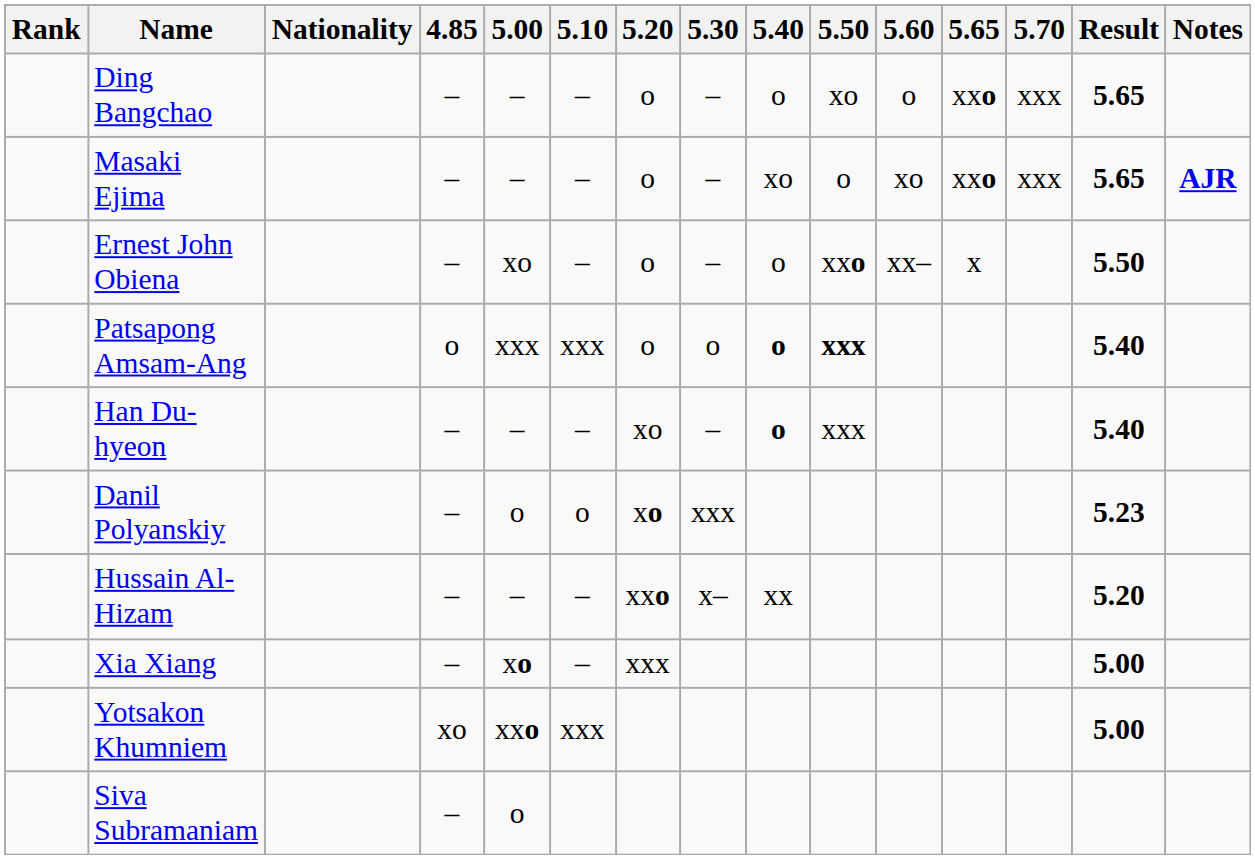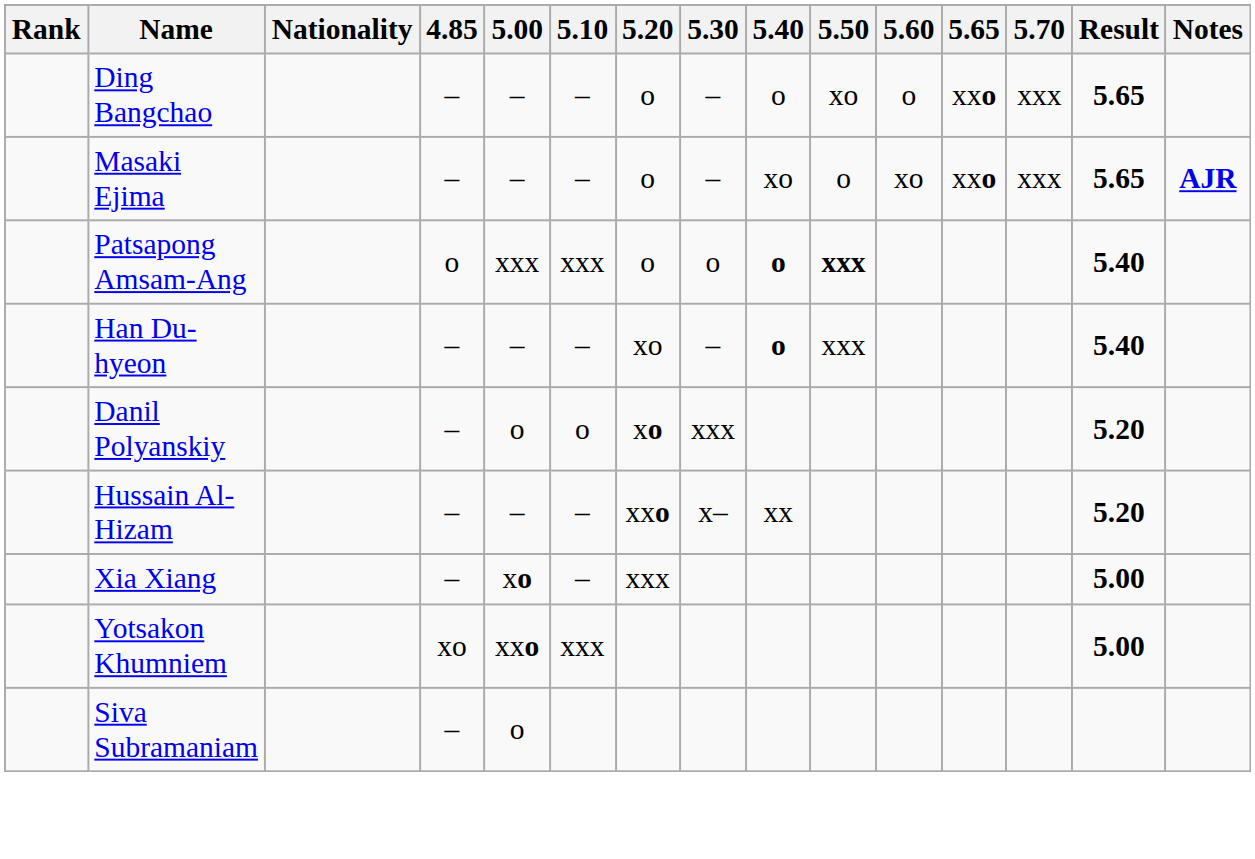- row: (163, 262)
(1119, 512) 5.23 -> (1119, 429) 5.20
